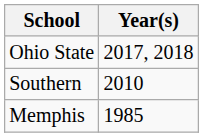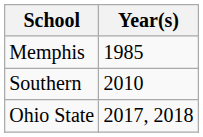rows swapped: (47, 115) <-> (52, 52)
